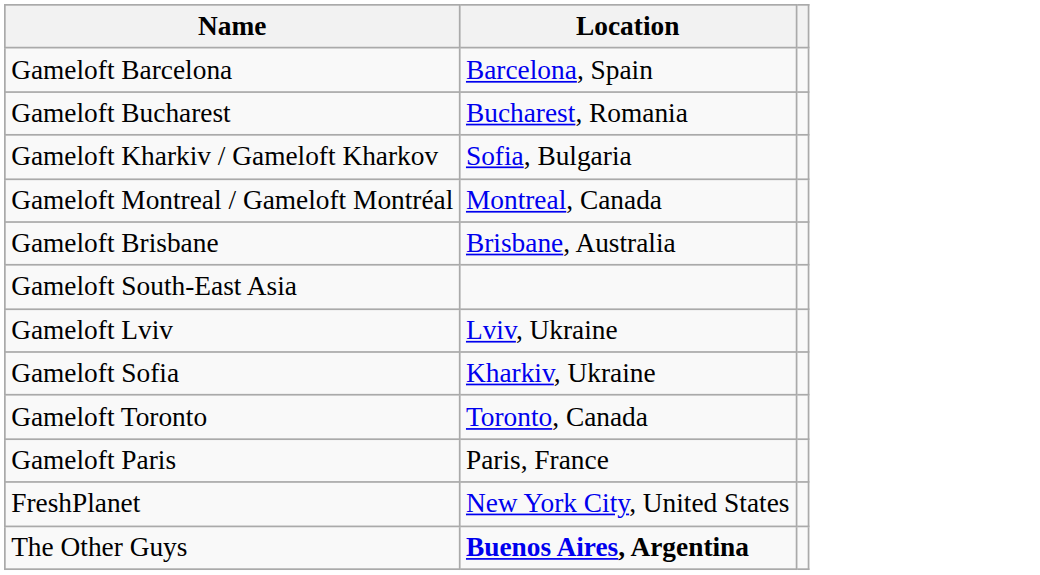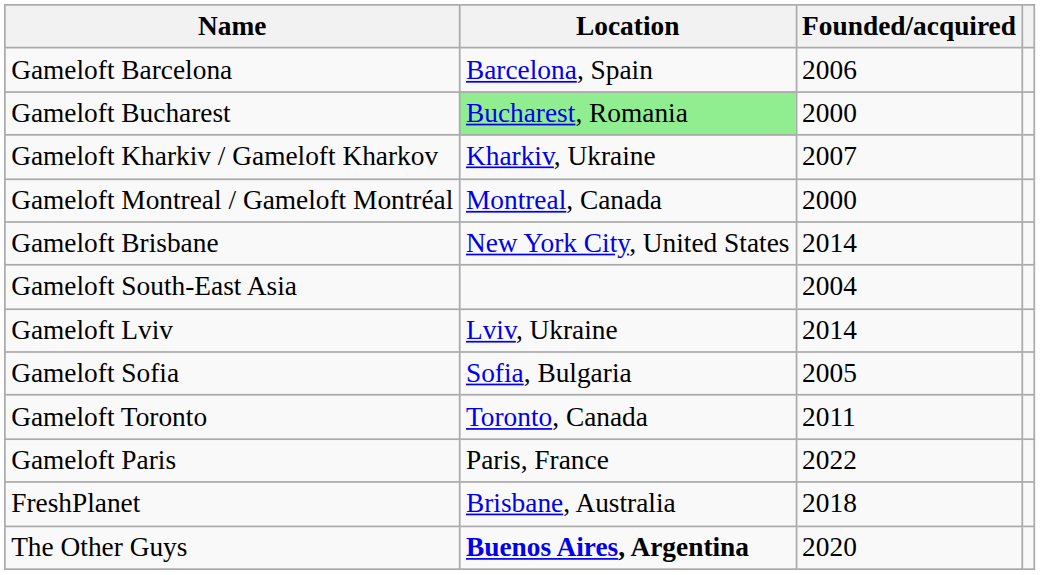+ column: (909, 26)
(577, 112) no background -> (577, 112) lightgreen background
(549, 156) Sofia, Bulgaria -> (561, 156) Kharkiv, Ukraine
(571, 243) Brisbane, Australia -> (628, 243) New York City, United States
(561, 373) Kharkiv, Ukraine -> (549, 373) Sofia, Bulgaria
(628, 503) New York City, United States -> (571, 503) Brisbane, Australia
